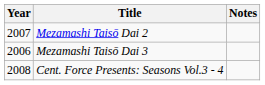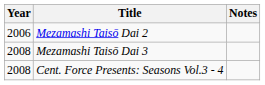(19, 32) 2007 -> (19, 32) 2006
(19, 51) 2006 -> (19, 51) 2008
